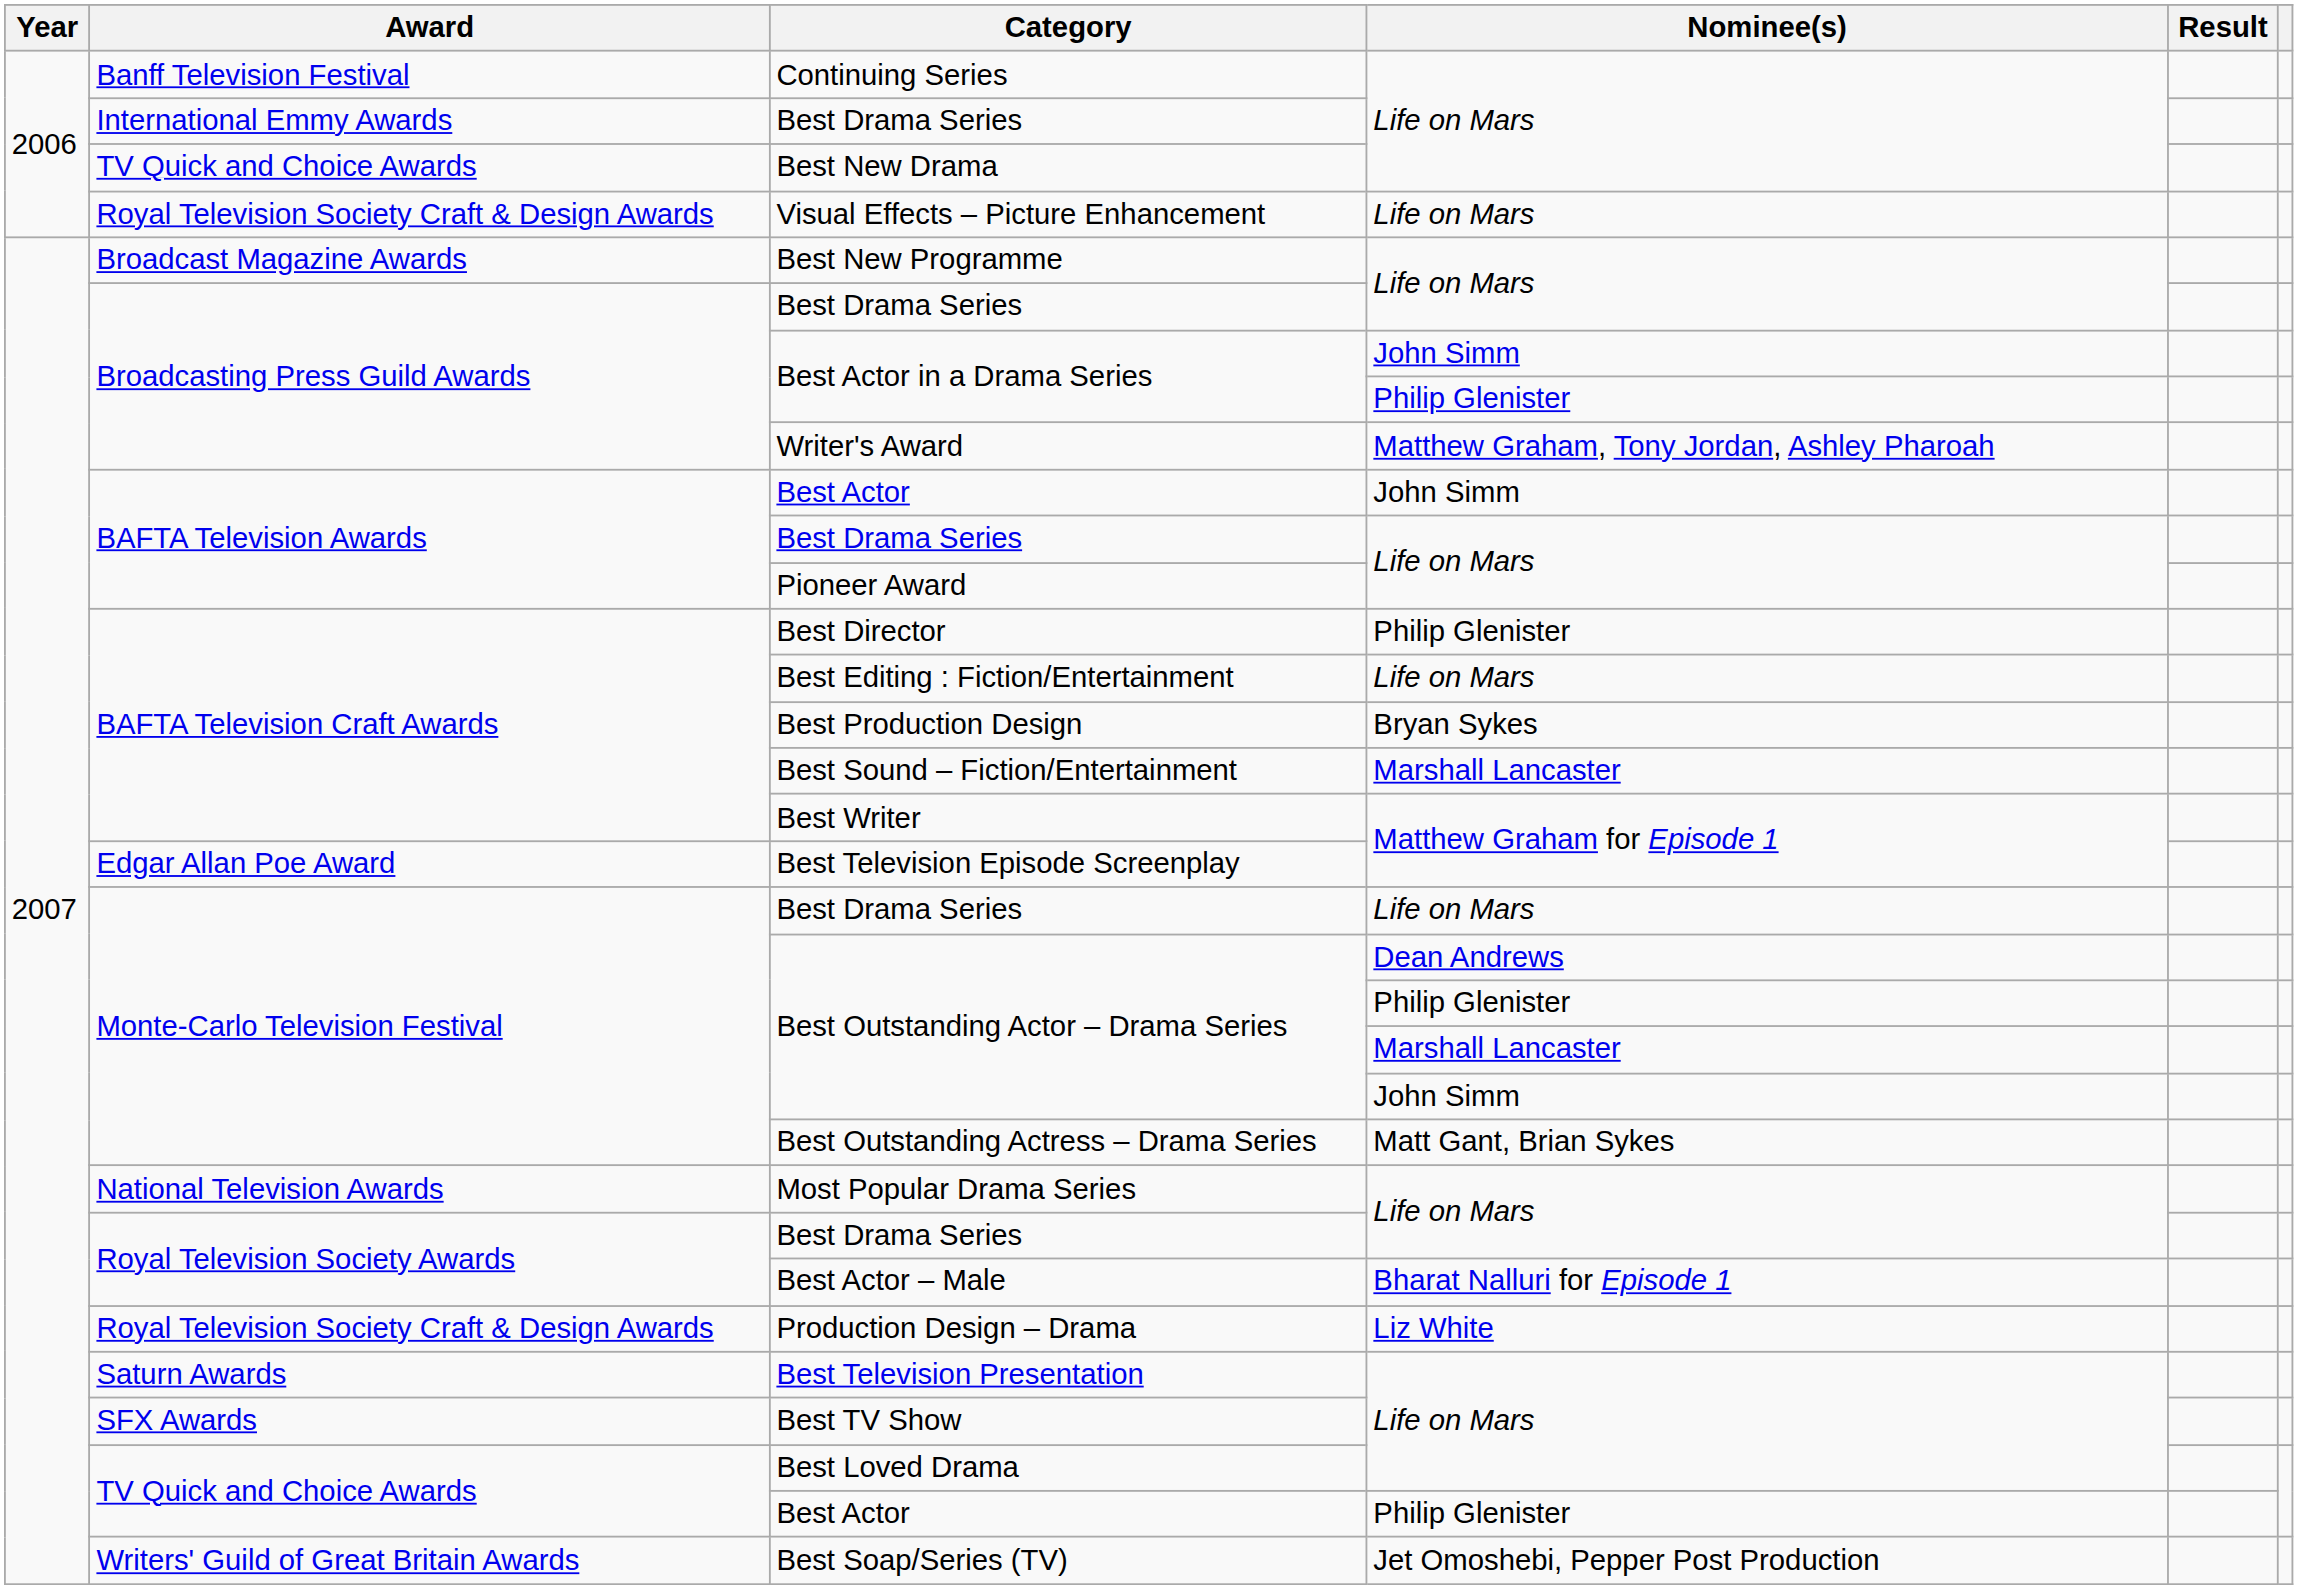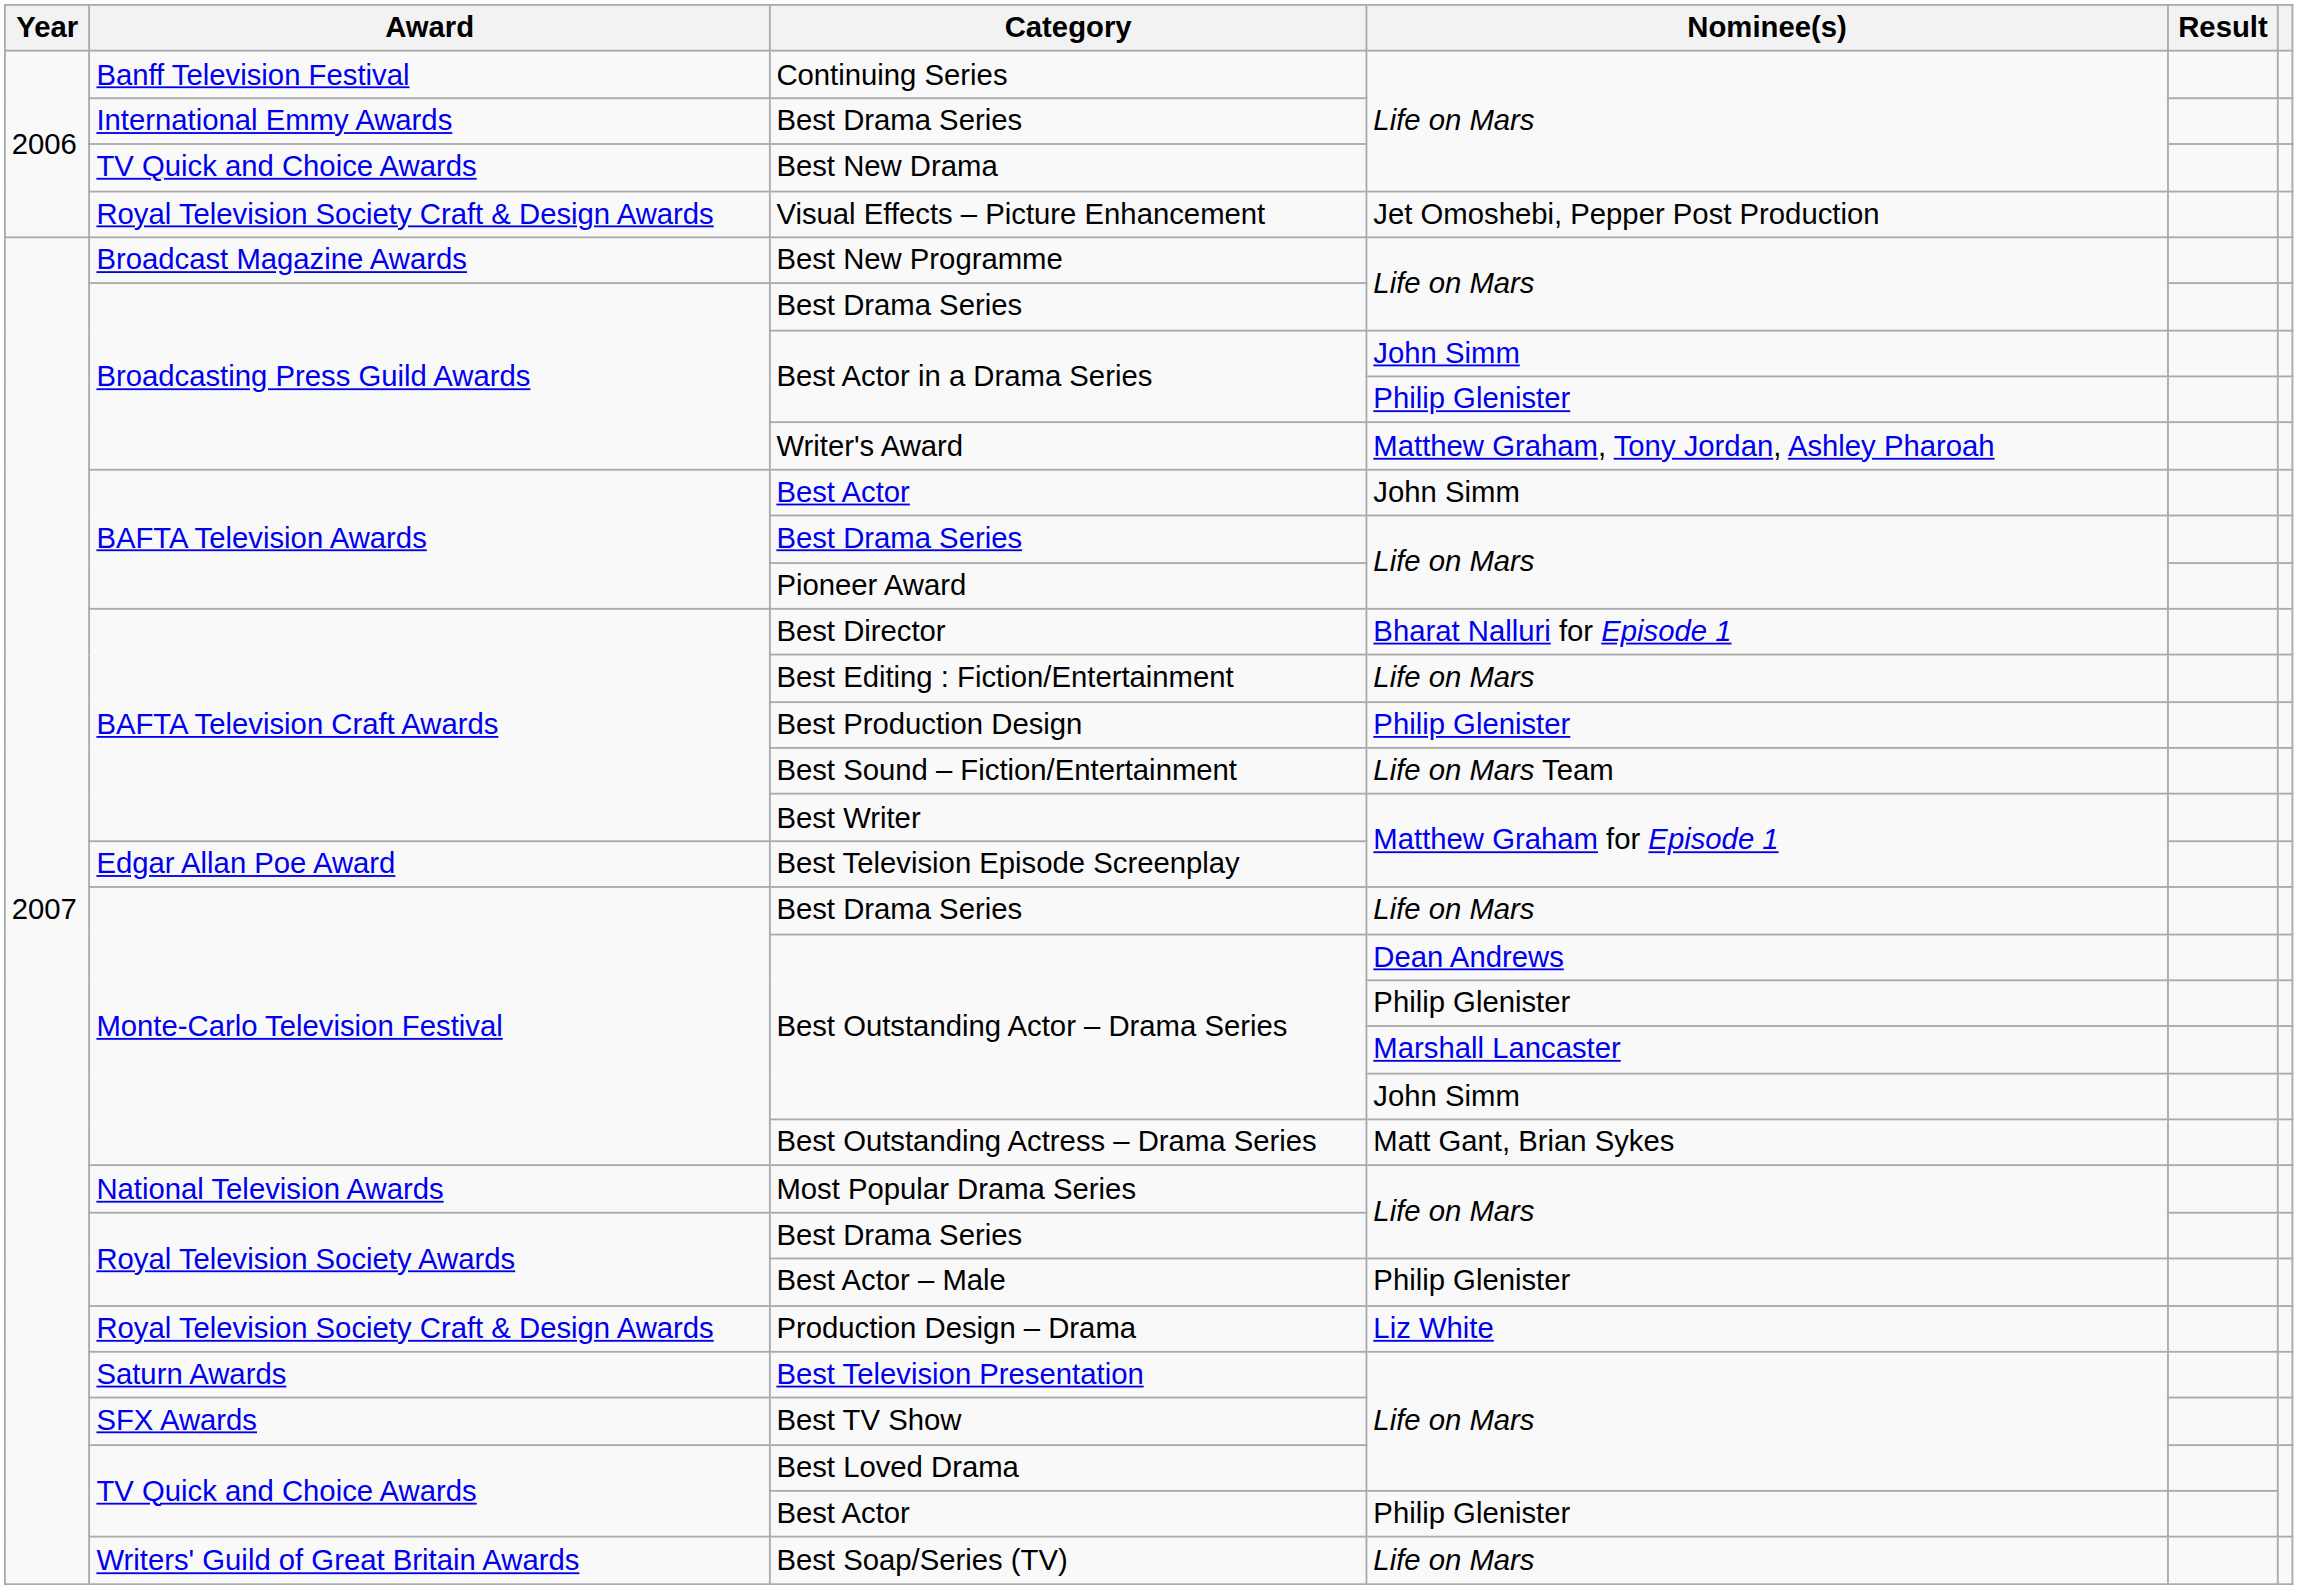(1454, 213) Life on Mars -> (1626, 213) Jet Omoshebi, Pepper Post Production
(1472, 631) Philip Glenister -> (1552, 631) Bharat Nalluri for Episode 1
(1456, 724) Bryan Sykes -> (1472, 724) Philip Glenister
(1497, 770) Marshall Lancaster -> (1494, 770) Life on Mars Team
(1552, 1281) Bharat Nalluri for Episode 1 -> (1472, 1281) Philip Glenister
(1626, 1560) Jet Omoshebi, Pepper Post Production -> (1454, 1560) Life on Mars
